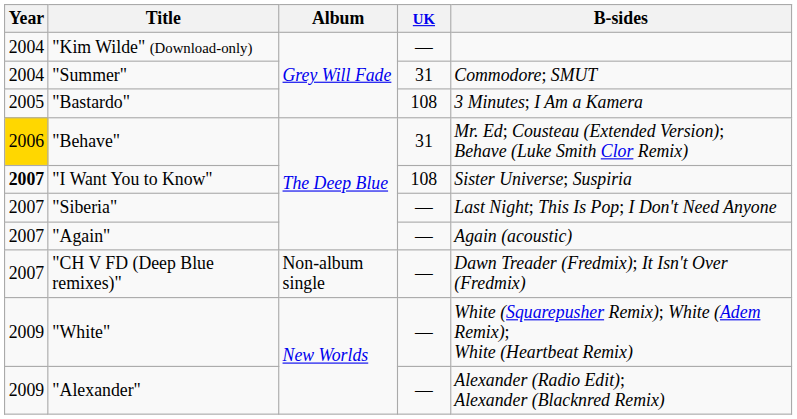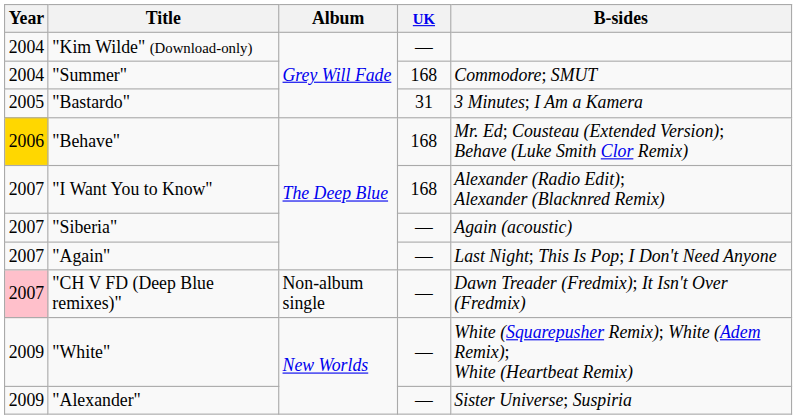(424, 74) 31 -> (424, 74) 168
(424, 103) 108 -> (424, 103) 31
(424, 141) 31 -> (424, 141) 168
(26, 179) bold -> (26, 189) normal
(424, 179) 108 -> (424, 189) 168
(543, 179) Sister Universe; Suspiria -> (560, 189) Alexander (Radio Edit); Alexander (Blacknred Remix)
(615, 207) Last Night; This Is Pop; I Don't Need Anyone -> (513, 227) Again (acoustic)
(513, 235) Again (acoustic) -> (615, 255) Last Night; This Is Pop; I Don't Need Anyone
(26, 273) no background -> (26, 293) pink background
(560, 390) Alexander (Radio Edit); Alexander (Blacknred Remix) -> (543, 400) Sister Universe; Suspiria
